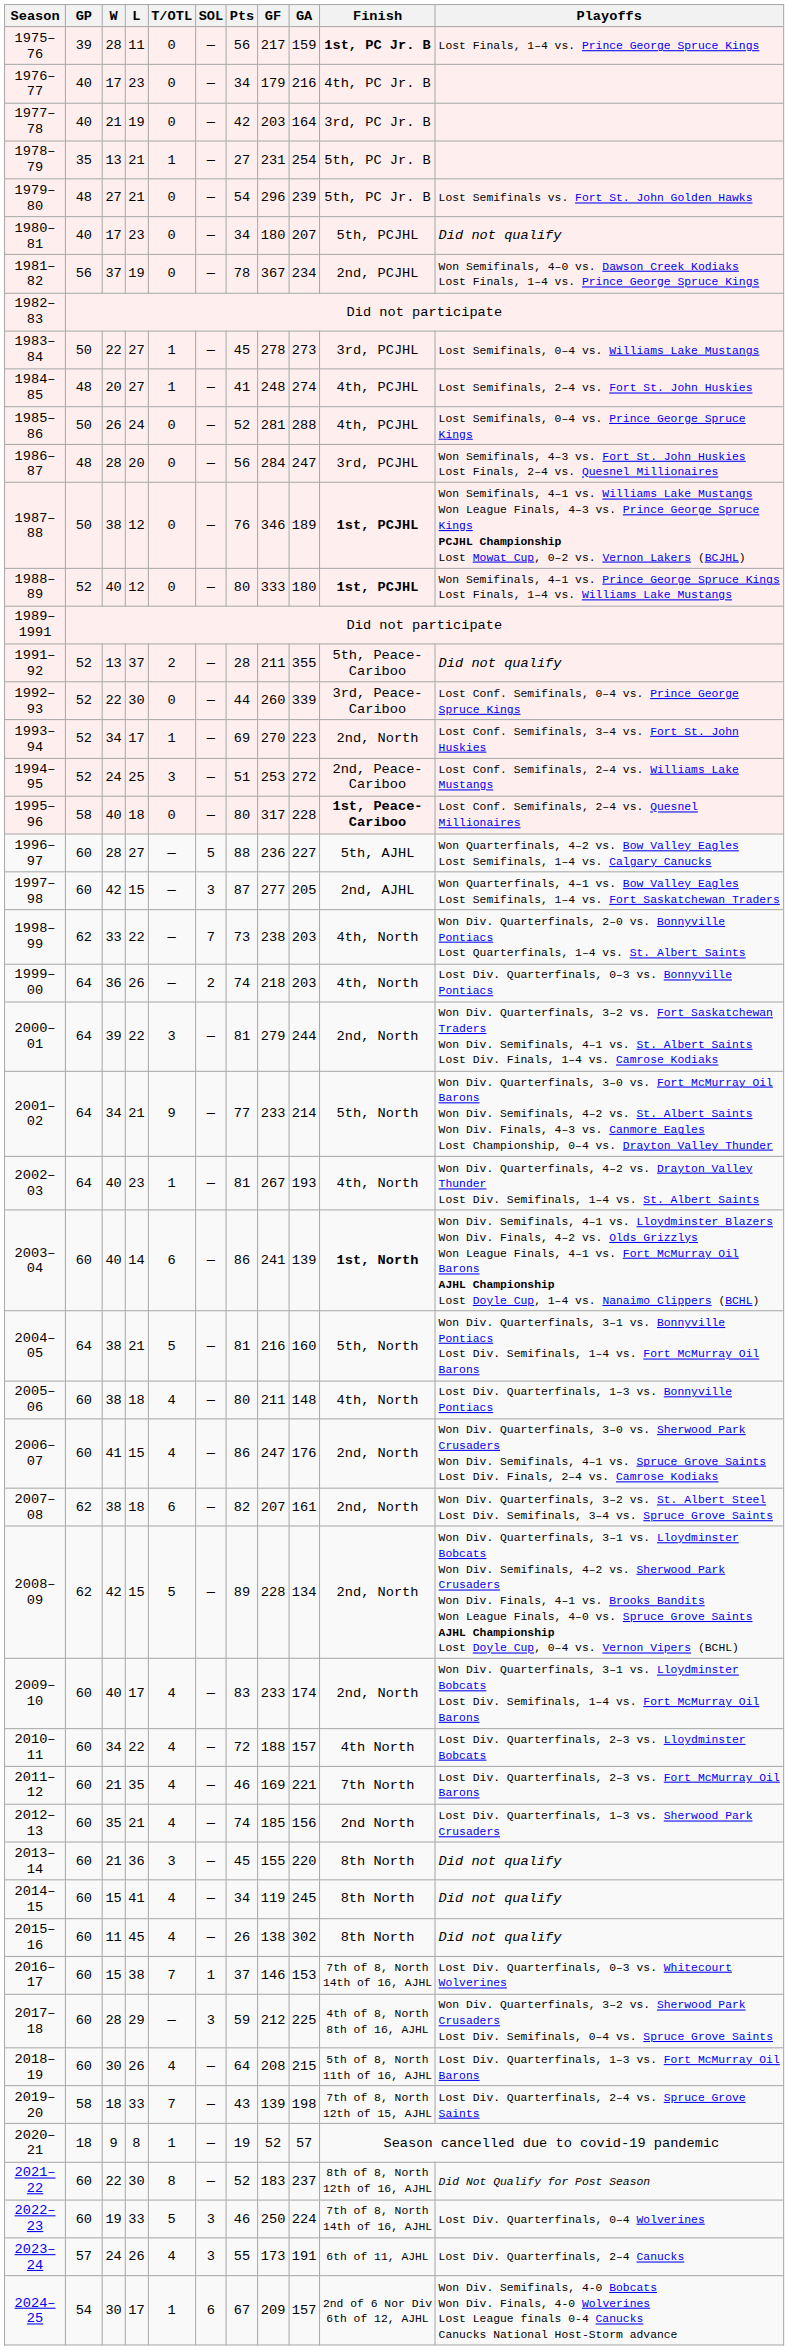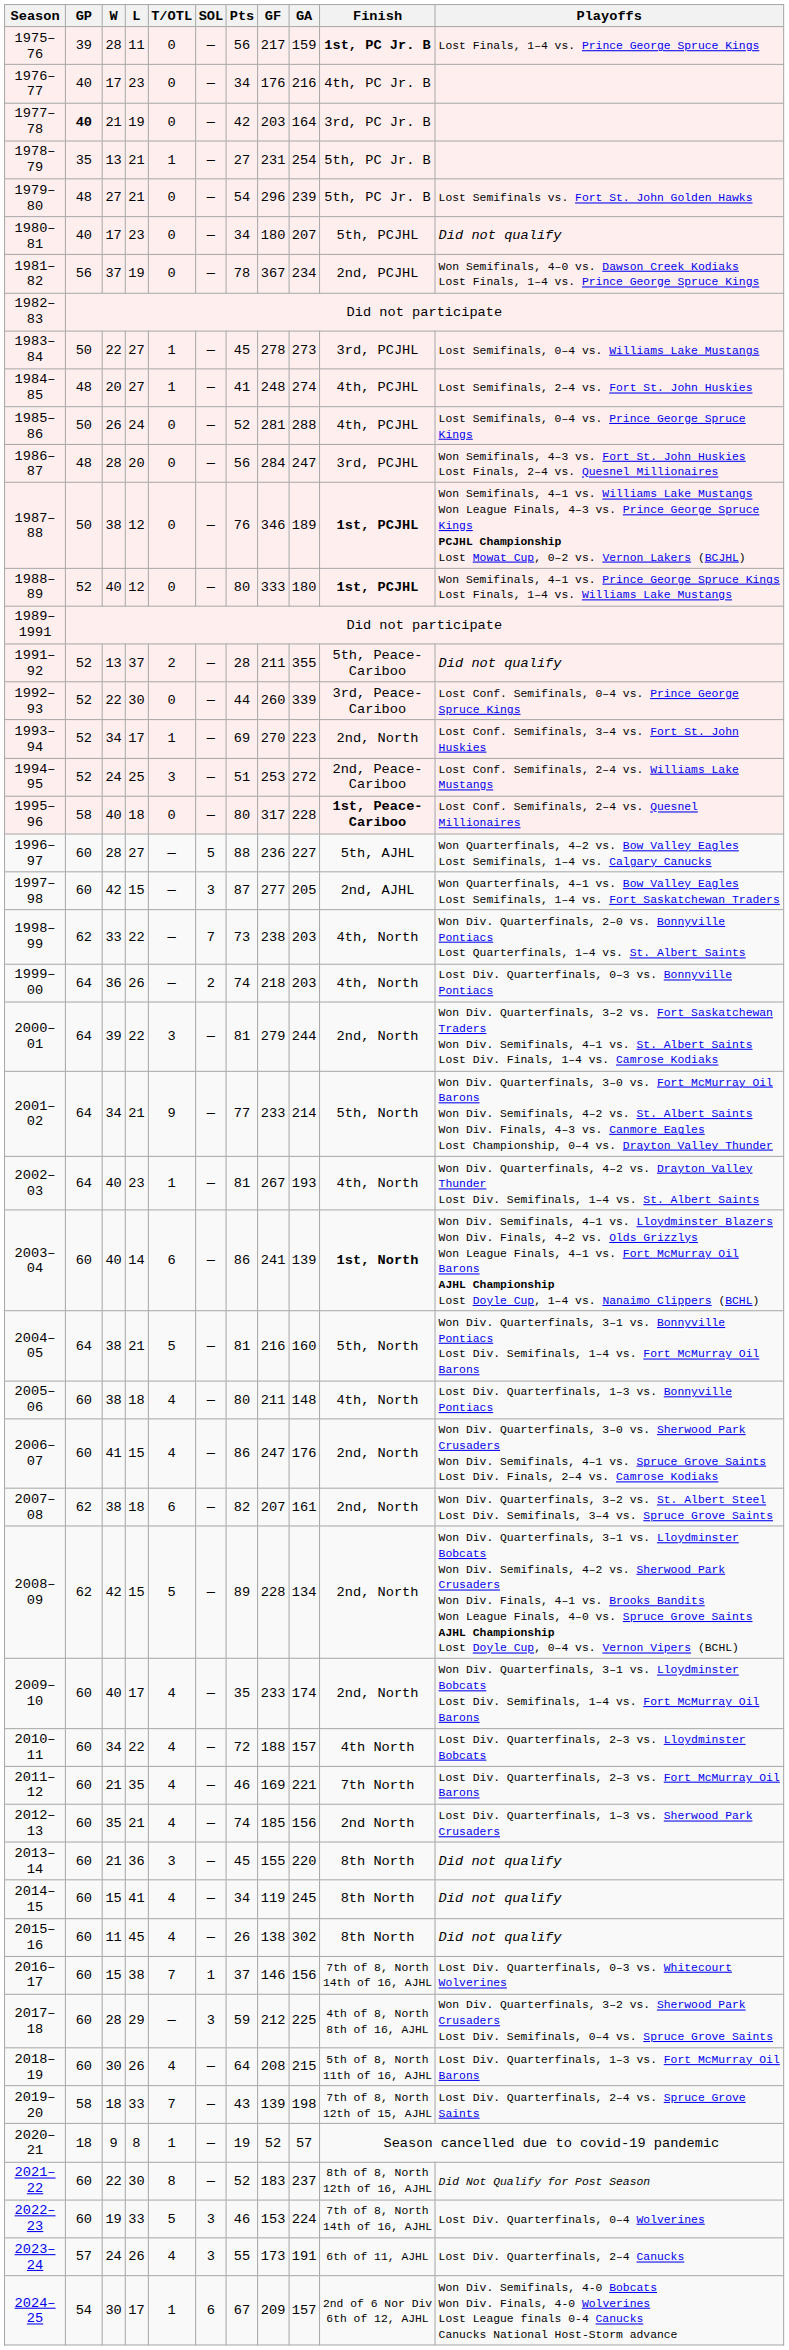(273, 84) 179 -> (273, 84) 176
(84, 122) normal -> (84, 122) bold
(242, 1693) 83 -> (242, 1693) 35
(304, 1975) 153 -> (304, 1975) 156
(273, 2219) 250 -> (273, 2219) 153
